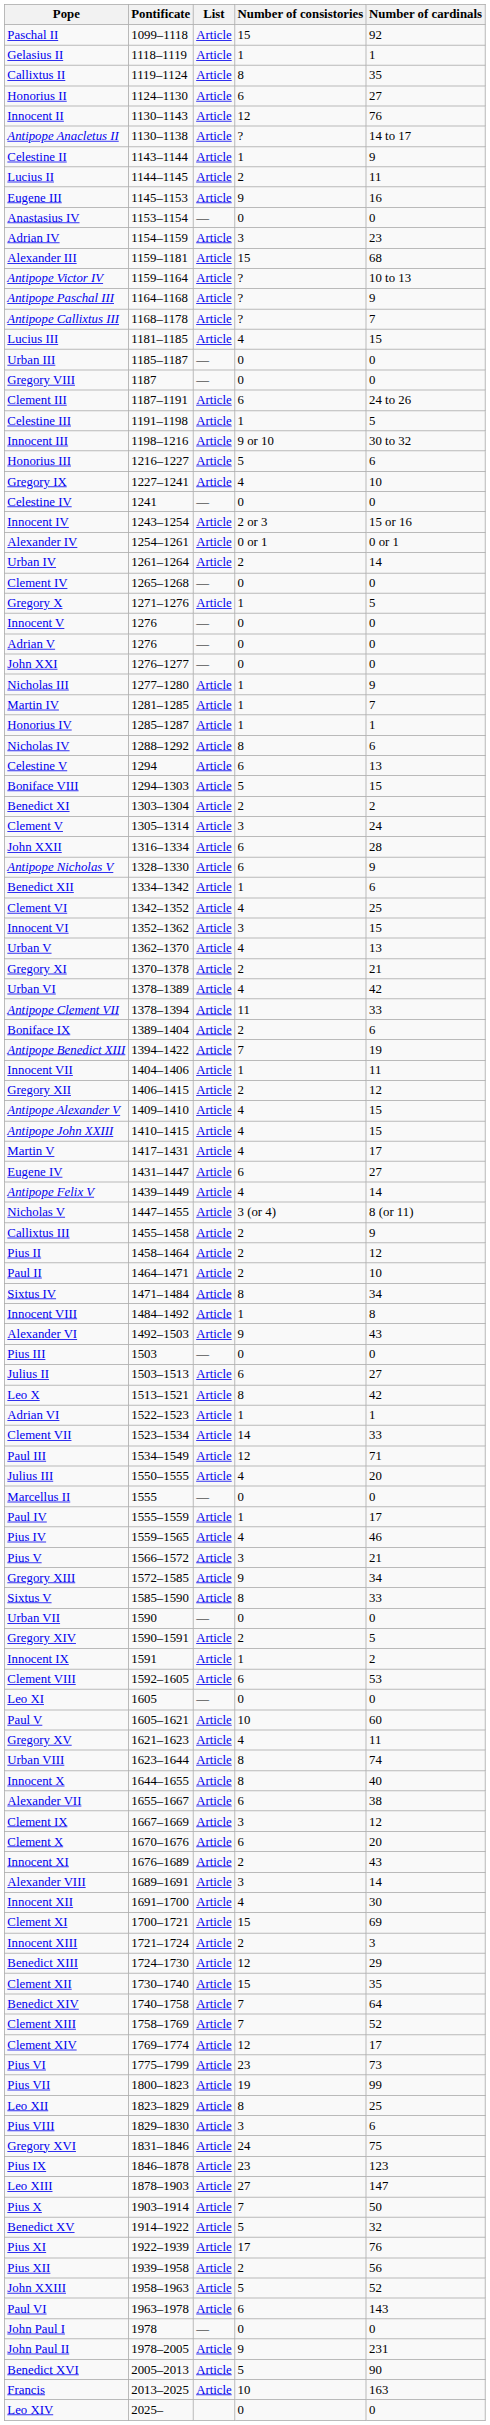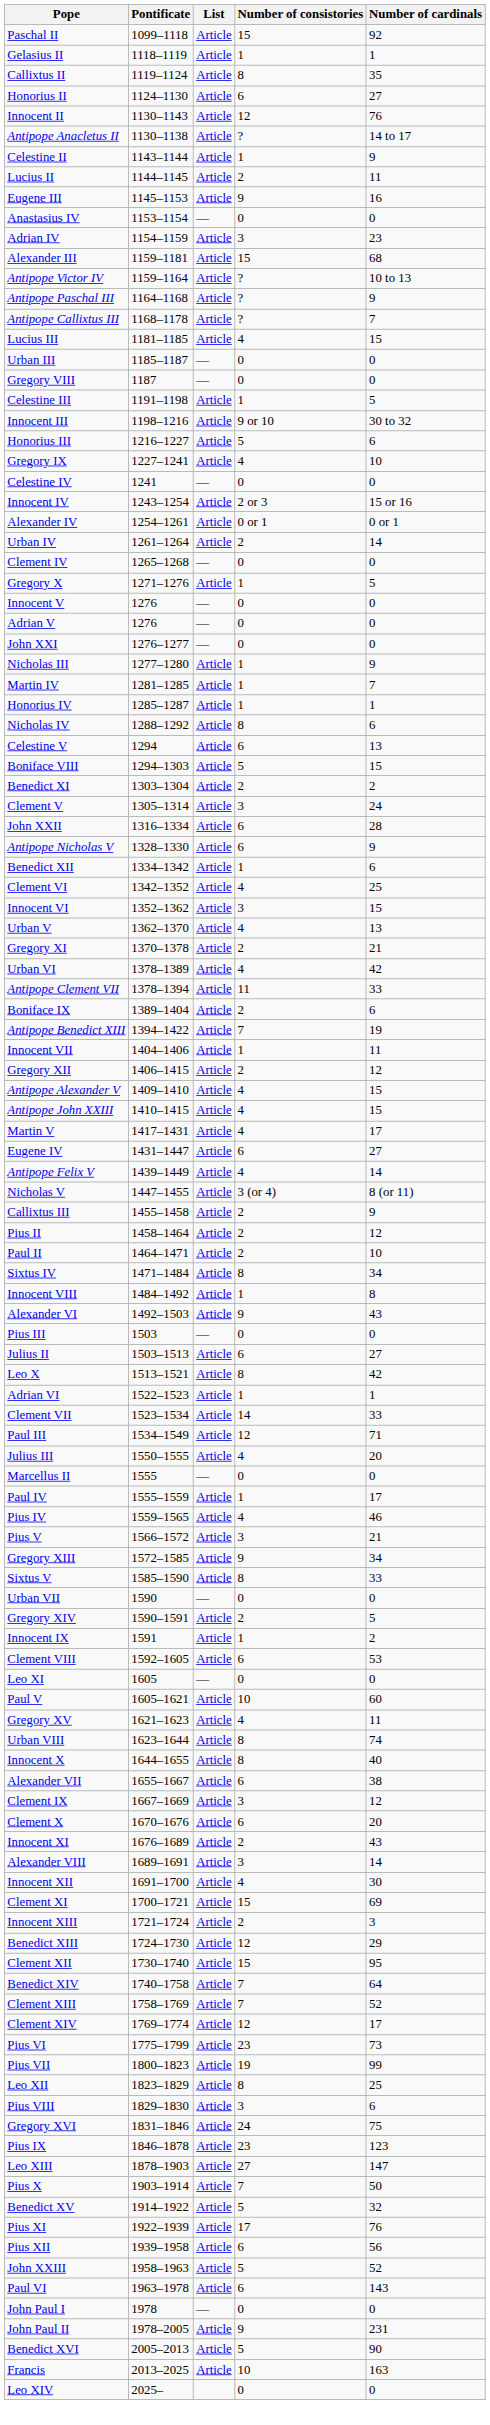- row: (37, 400)
(376, 1983) 35 -> (376, 1963) 95
(241, 2267) 2 -> (241, 2247) 6
